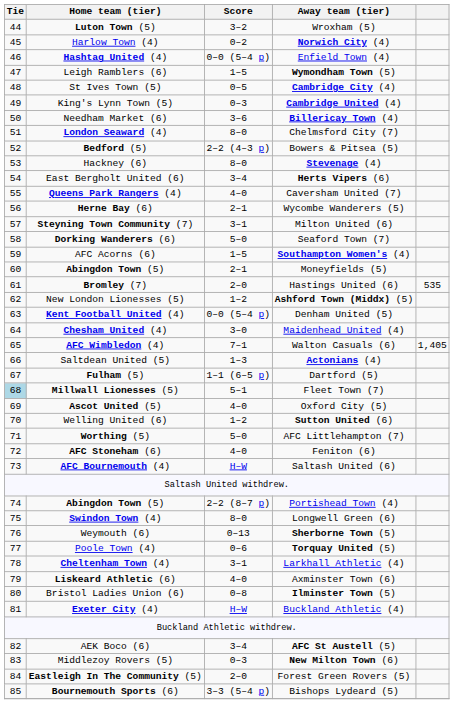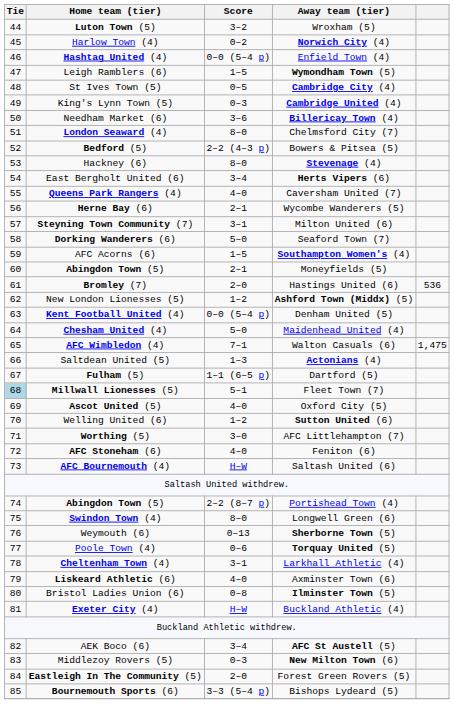(432, 285) 535 -> (432, 285) 536
(238, 330) 3–0 -> (238, 330) 5–0
(432, 345) 1,405 -> (432, 345) 1,475
(238, 436) 5–0 -> (238, 436) 3–0
